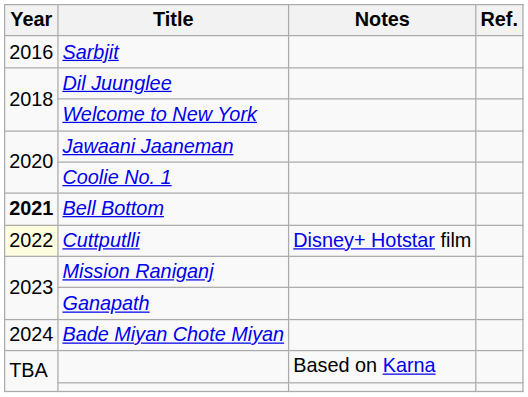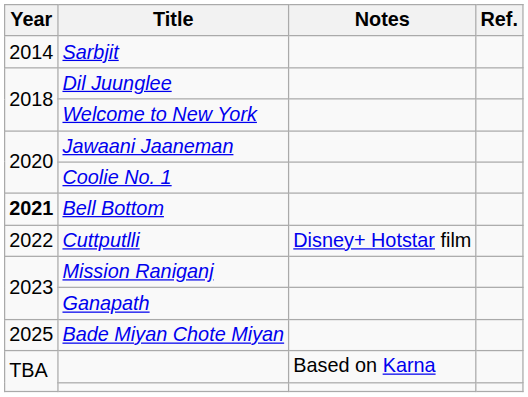(31, 51) 2016 -> (31, 51) 2014
(31, 240) lightyellow background -> (31, 240) no background
(31, 334) 2024 -> (31, 334) 2025
